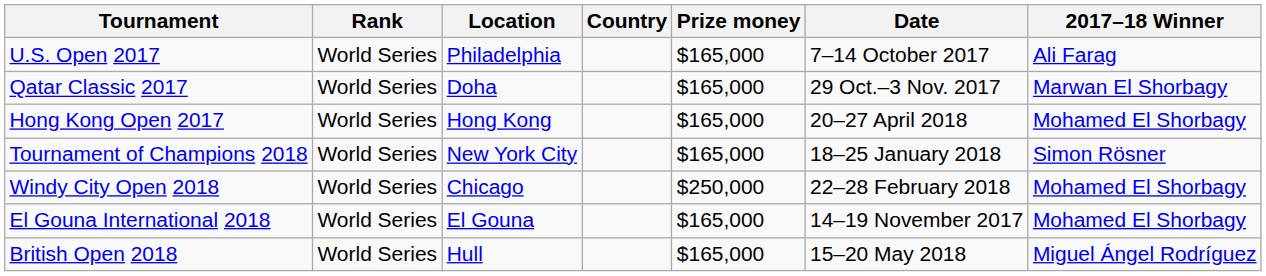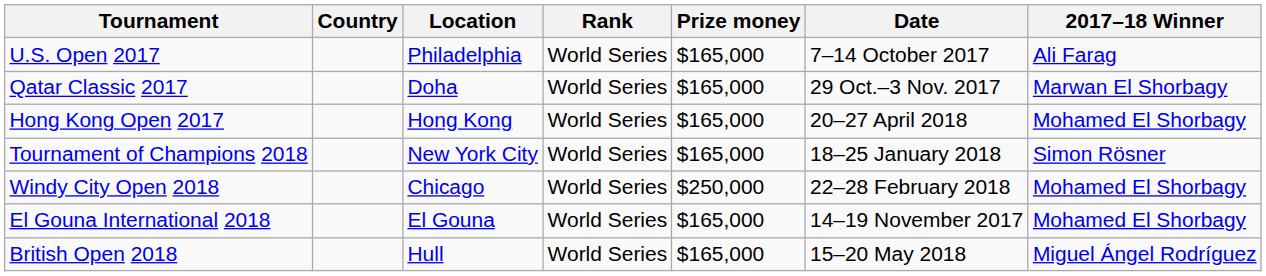columns swapped: (627, 21) <-> (377, 21)
